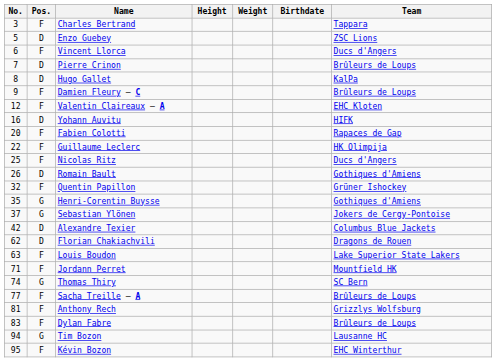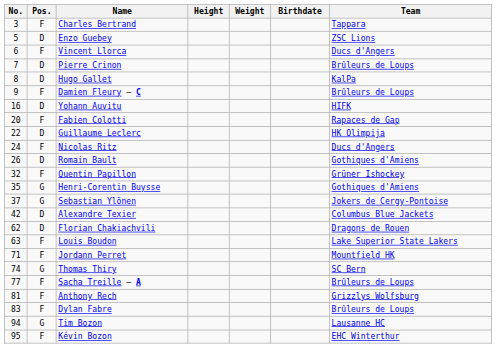- row: (111, 106)
(41, 146) F -> (42, 133) D
(16, 160) 25 -> (16, 146) 24
